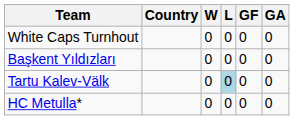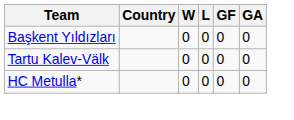- row: (73, 37)
(228, 81) lightblue background -> (205, 59) no background
